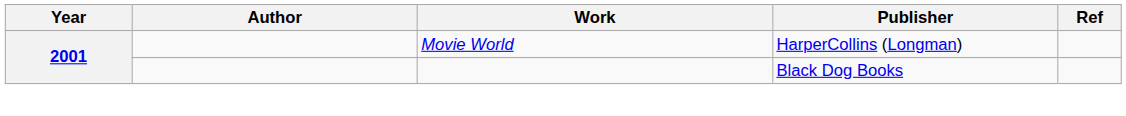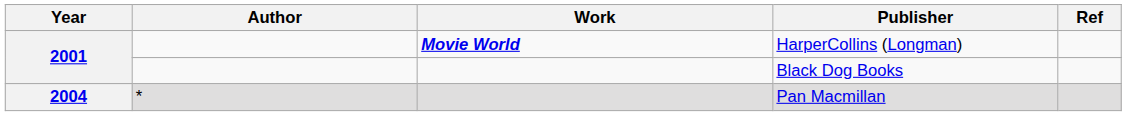(467, 44) normal -> (471, 44) bold
+ row: (831, 96)
